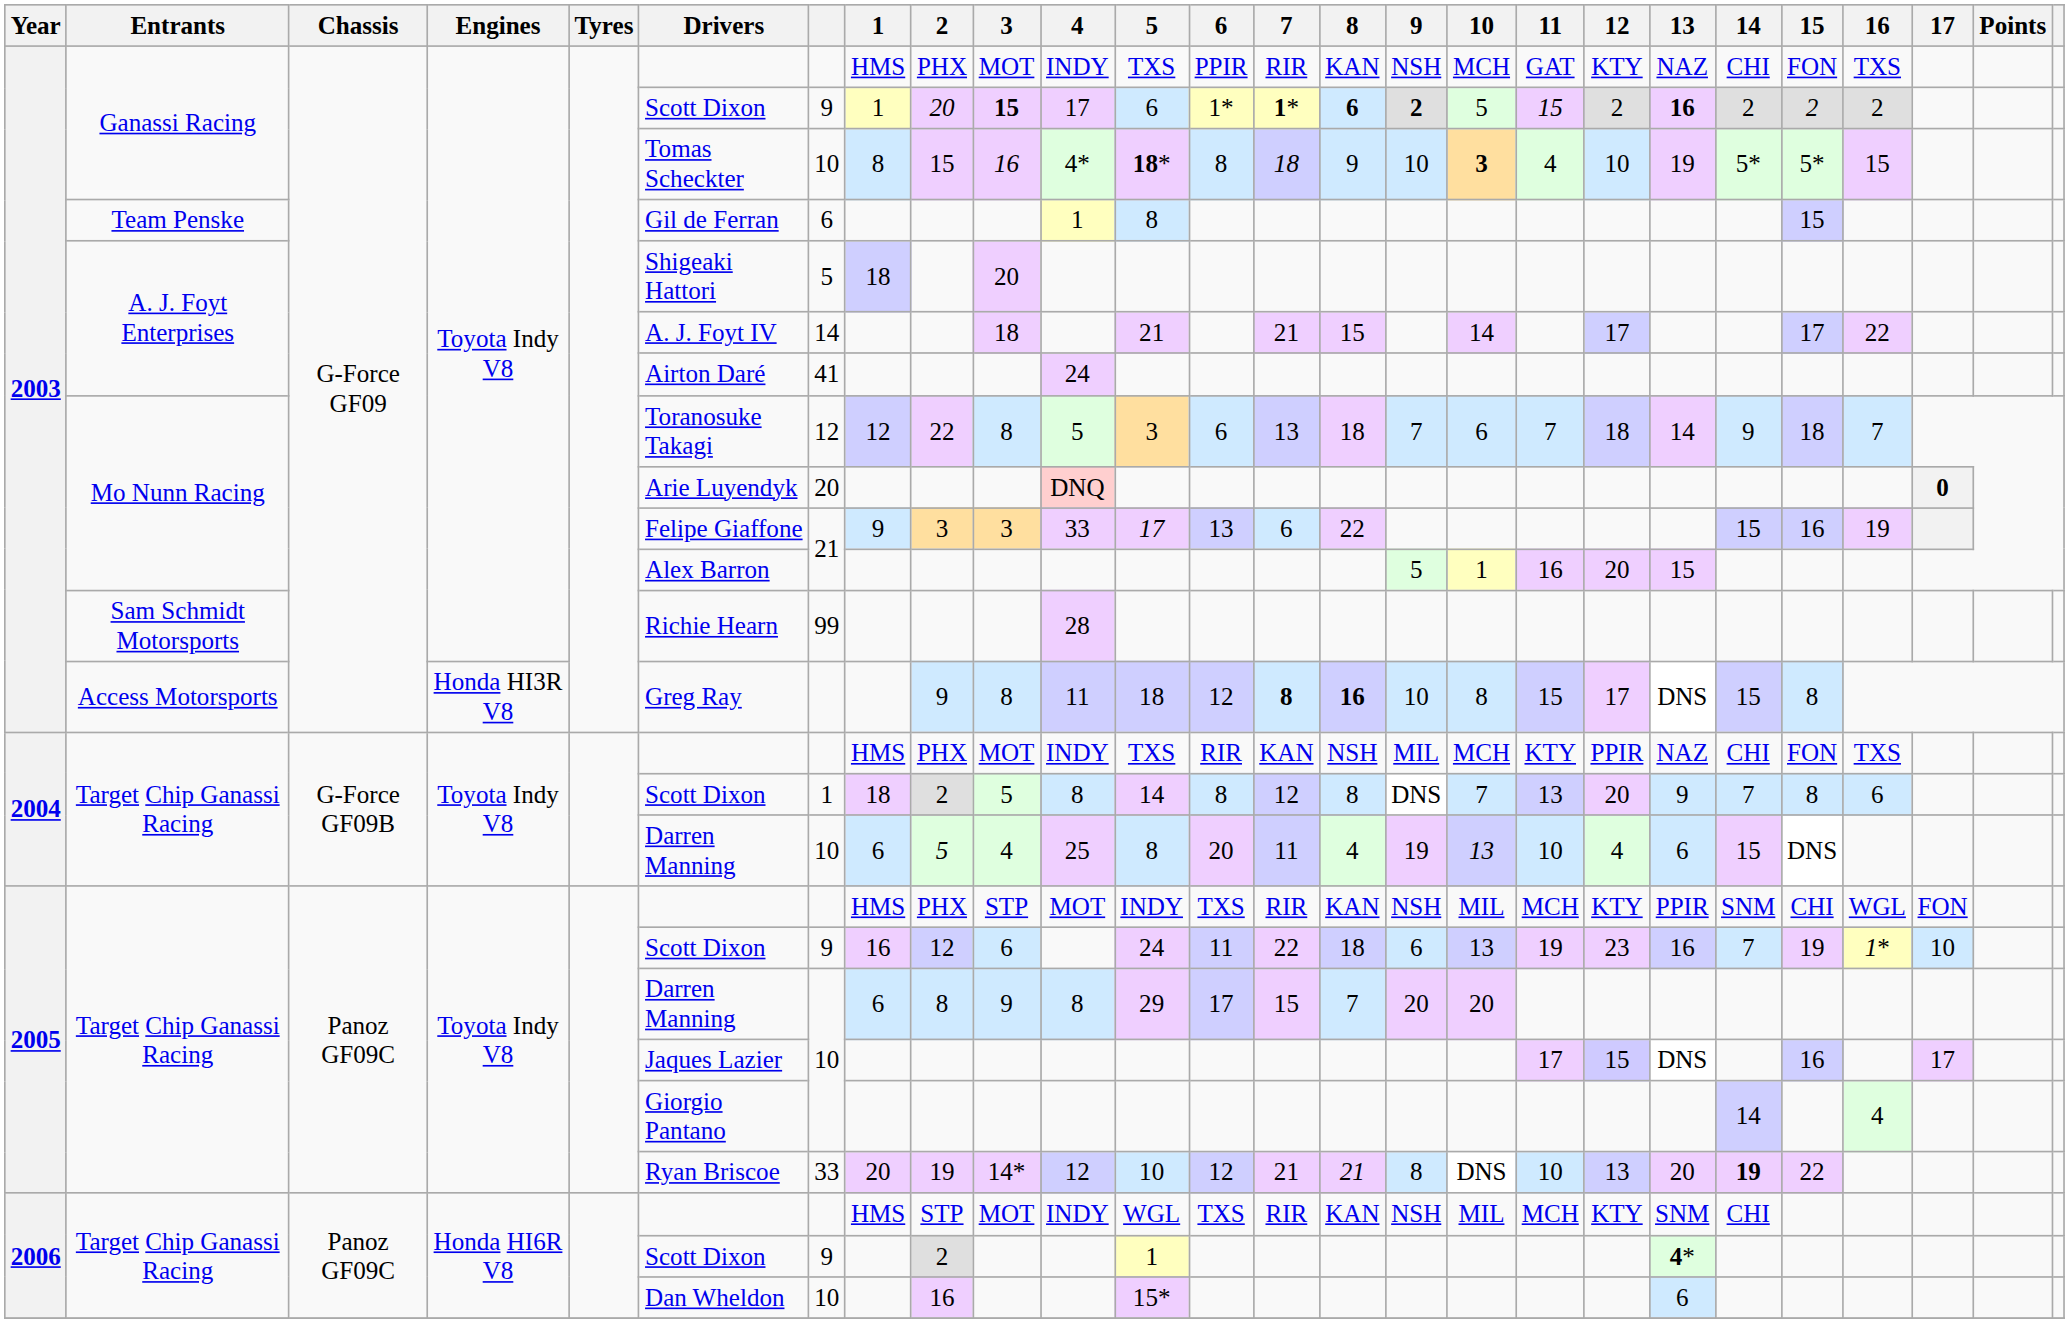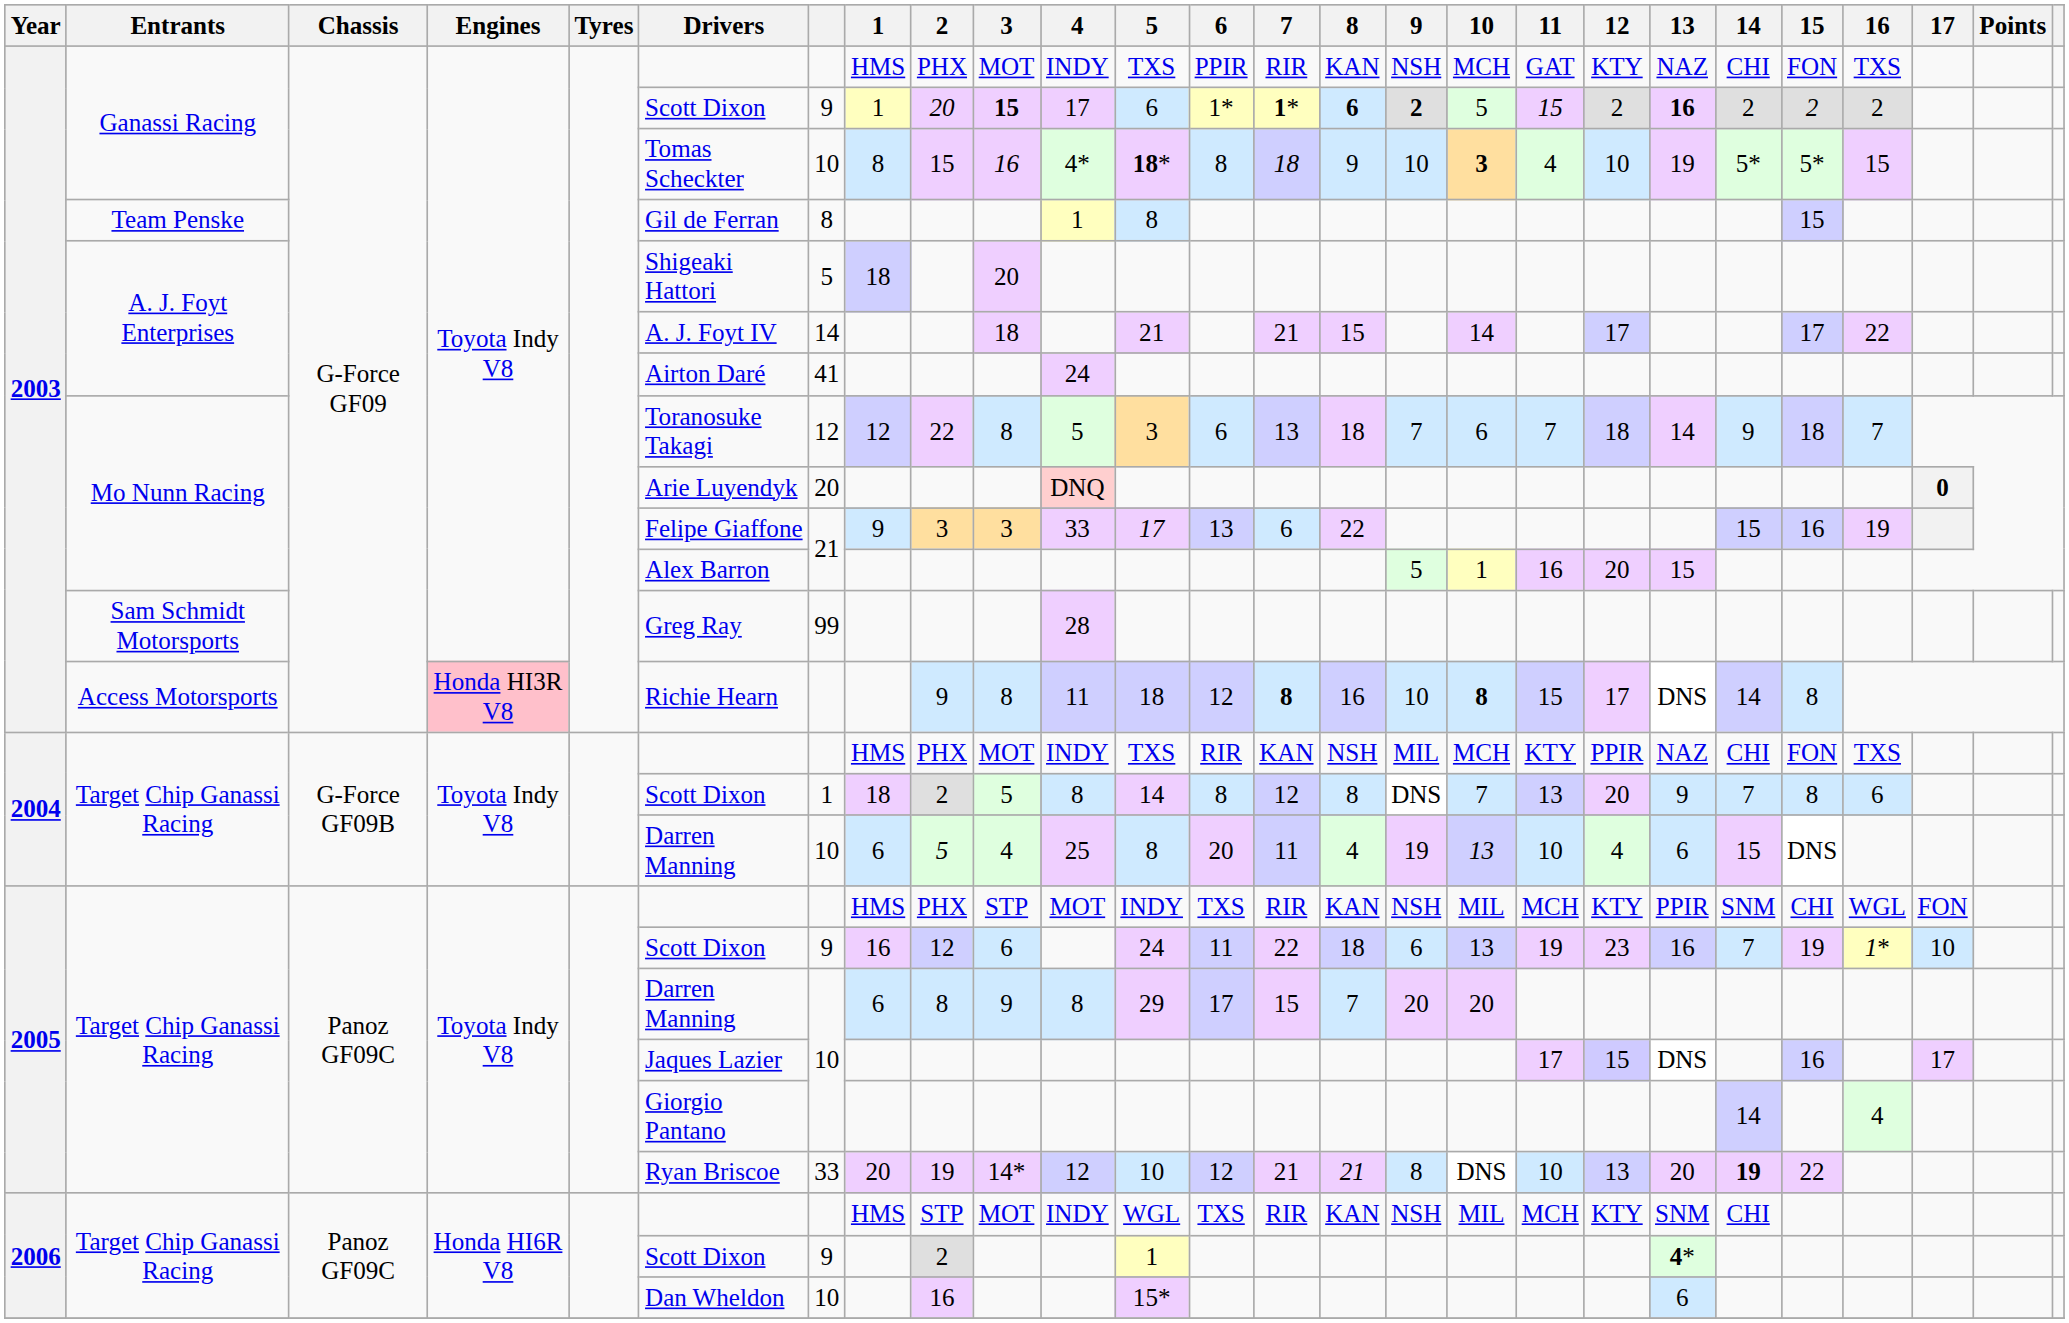(827, 220) 6 -> (827, 220) 8
(712, 625) Richie Hearn -> (693, 625) Greg Ray
(498, 696) no background -> (498, 696) pink background
(693, 696) Greg Ray -> (712, 696) Richie Hearn
(1352, 696) bold -> (1352, 696) normal
(1481, 696) normal -> (1481, 696) bold
(1748, 696) 15 -> (1748, 696) 14
